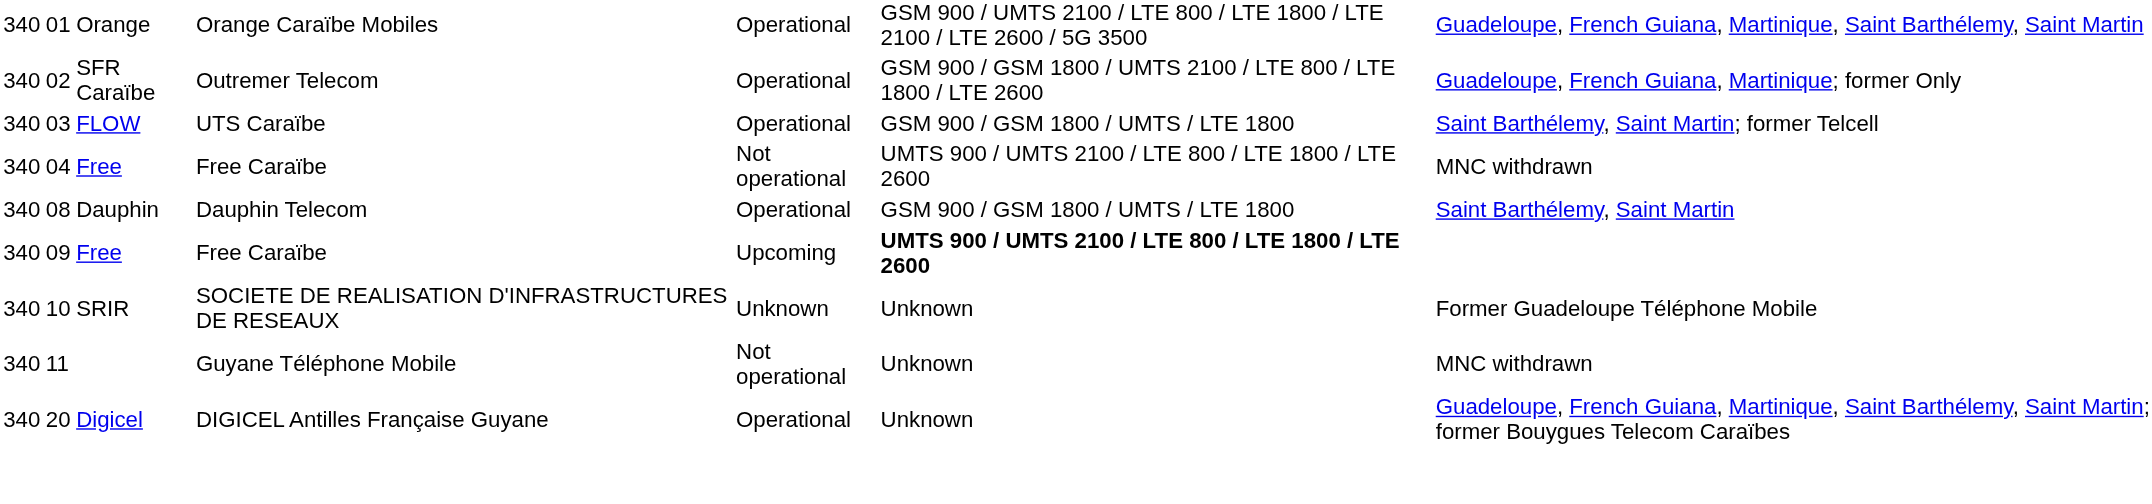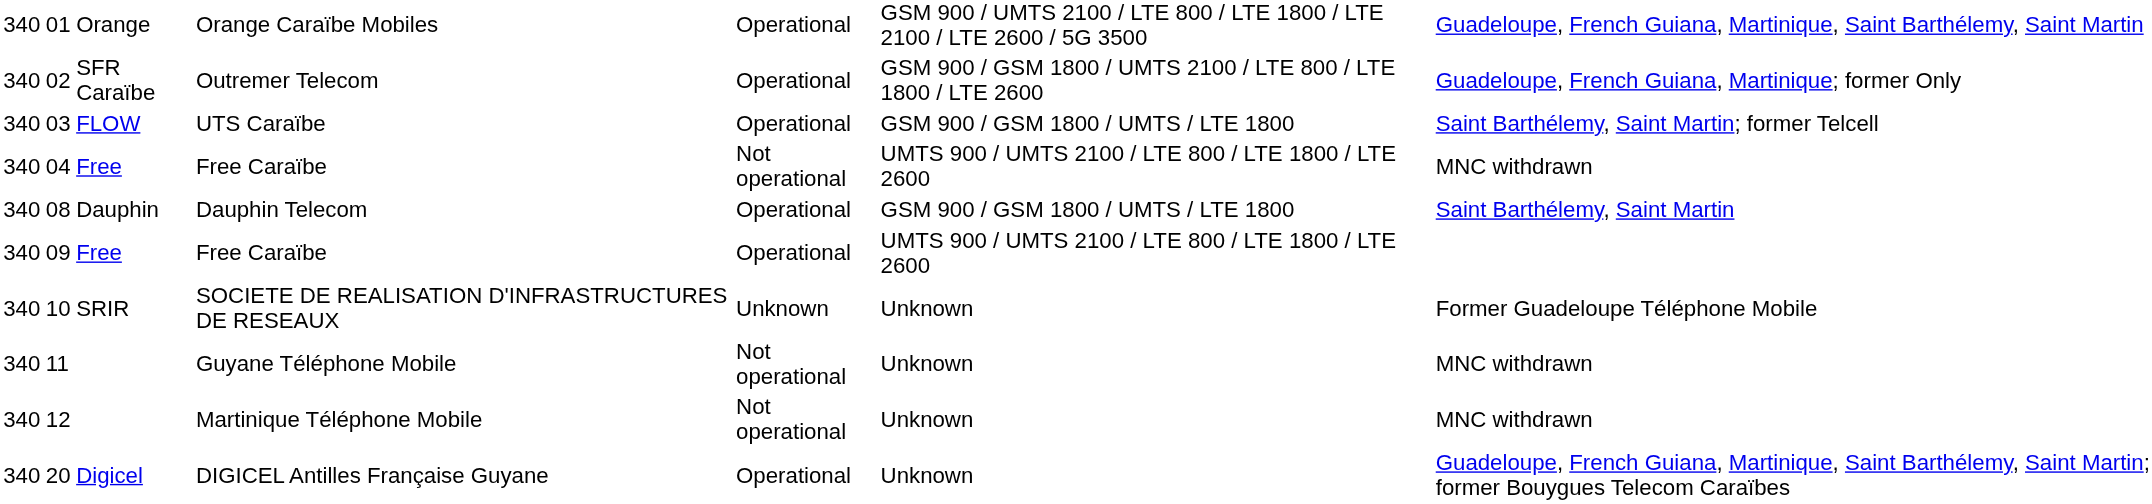(786, 252) Upcoming -> (794, 252) Operational
(1140, 252) bold -> (1138, 252) normal
+ row: (58, 419)
